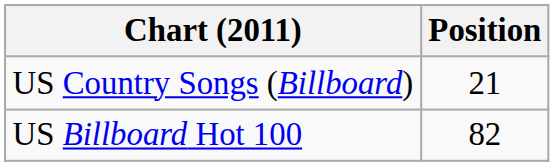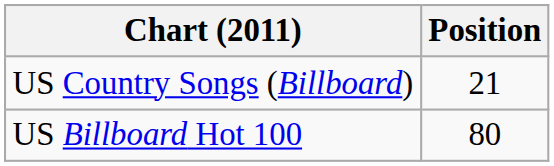(485, 134) 82 -> (485, 134) 80
